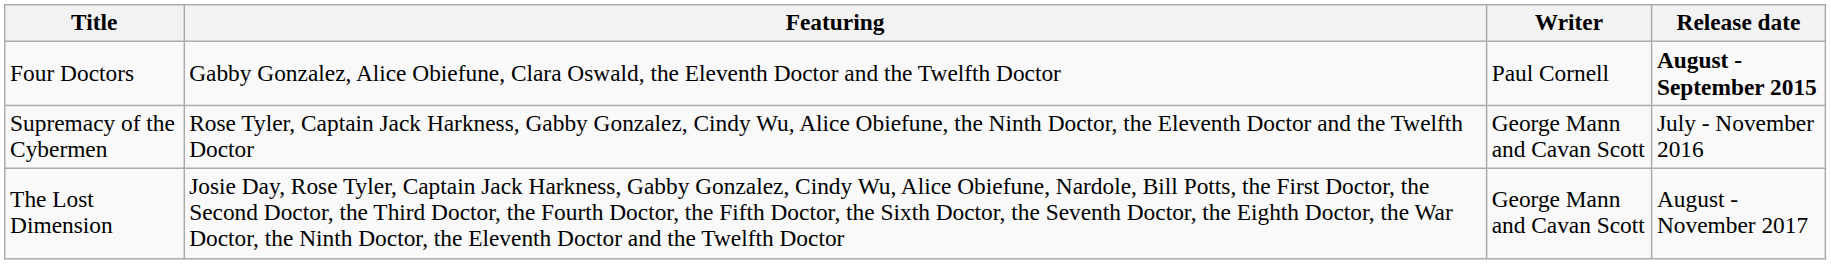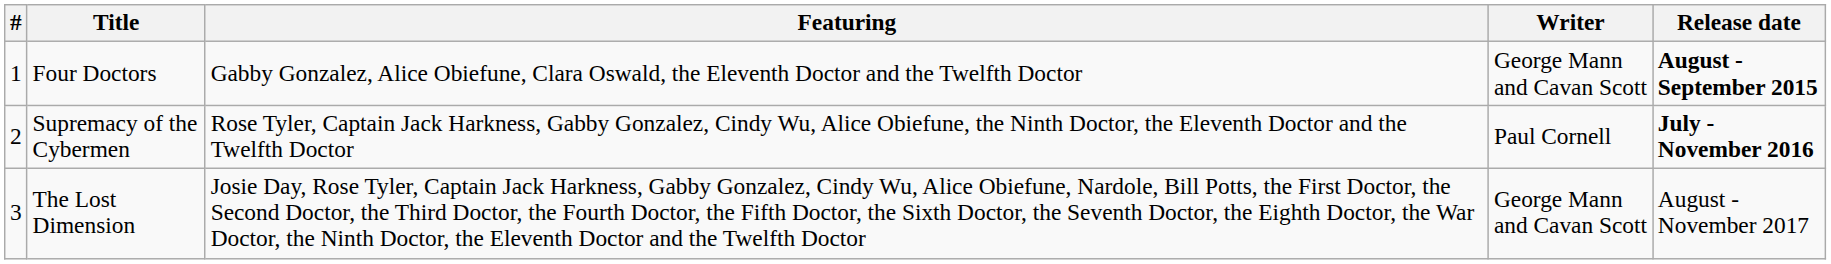+ column: (16, 23)
(1550, 73) Paul Cornell -> (1570, 73) George Mann and Cavan Scott
(1568, 136) George Mann and Cavan Scott -> (1553, 136) Paul Cornell
(1735, 136) normal -> (1736, 136) bold
